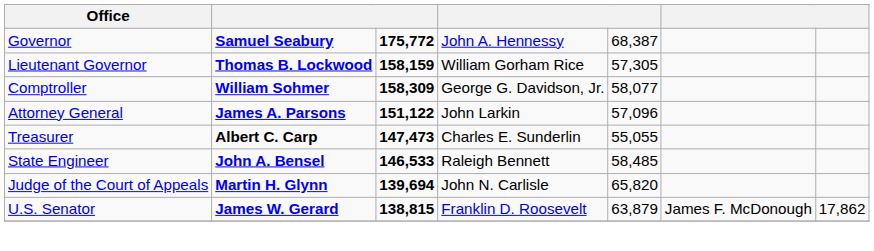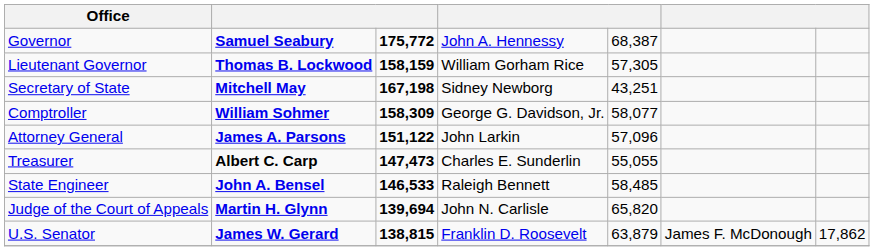+ row: (69, 88)
